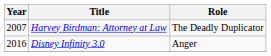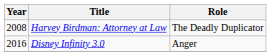(17, 28) 2007 -> (17, 28) 2008
